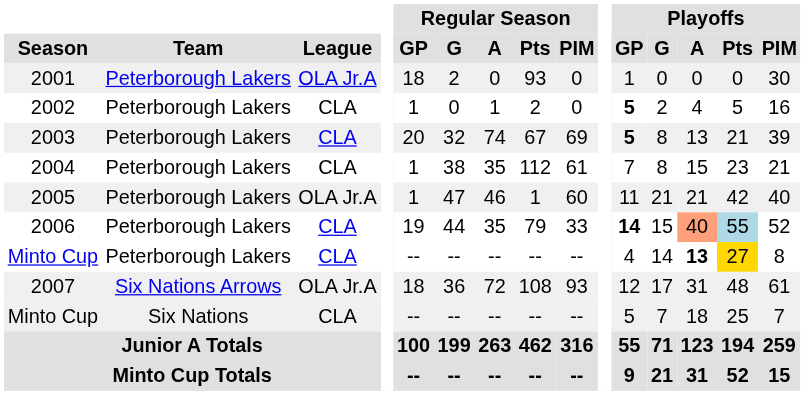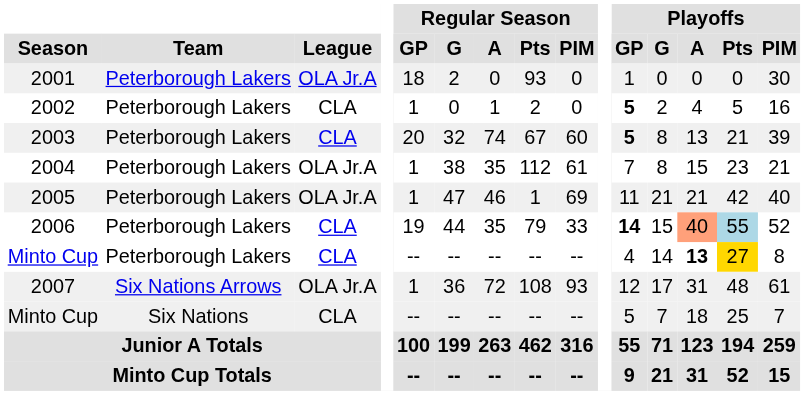(577, 137) 69 -> (577, 137) 60
(337, 167) CLA -> (337, 167) OLA Jr.A
(577, 197) 60 -> (577, 197) 69
(414, 286) 18 -> (414, 286) 1
